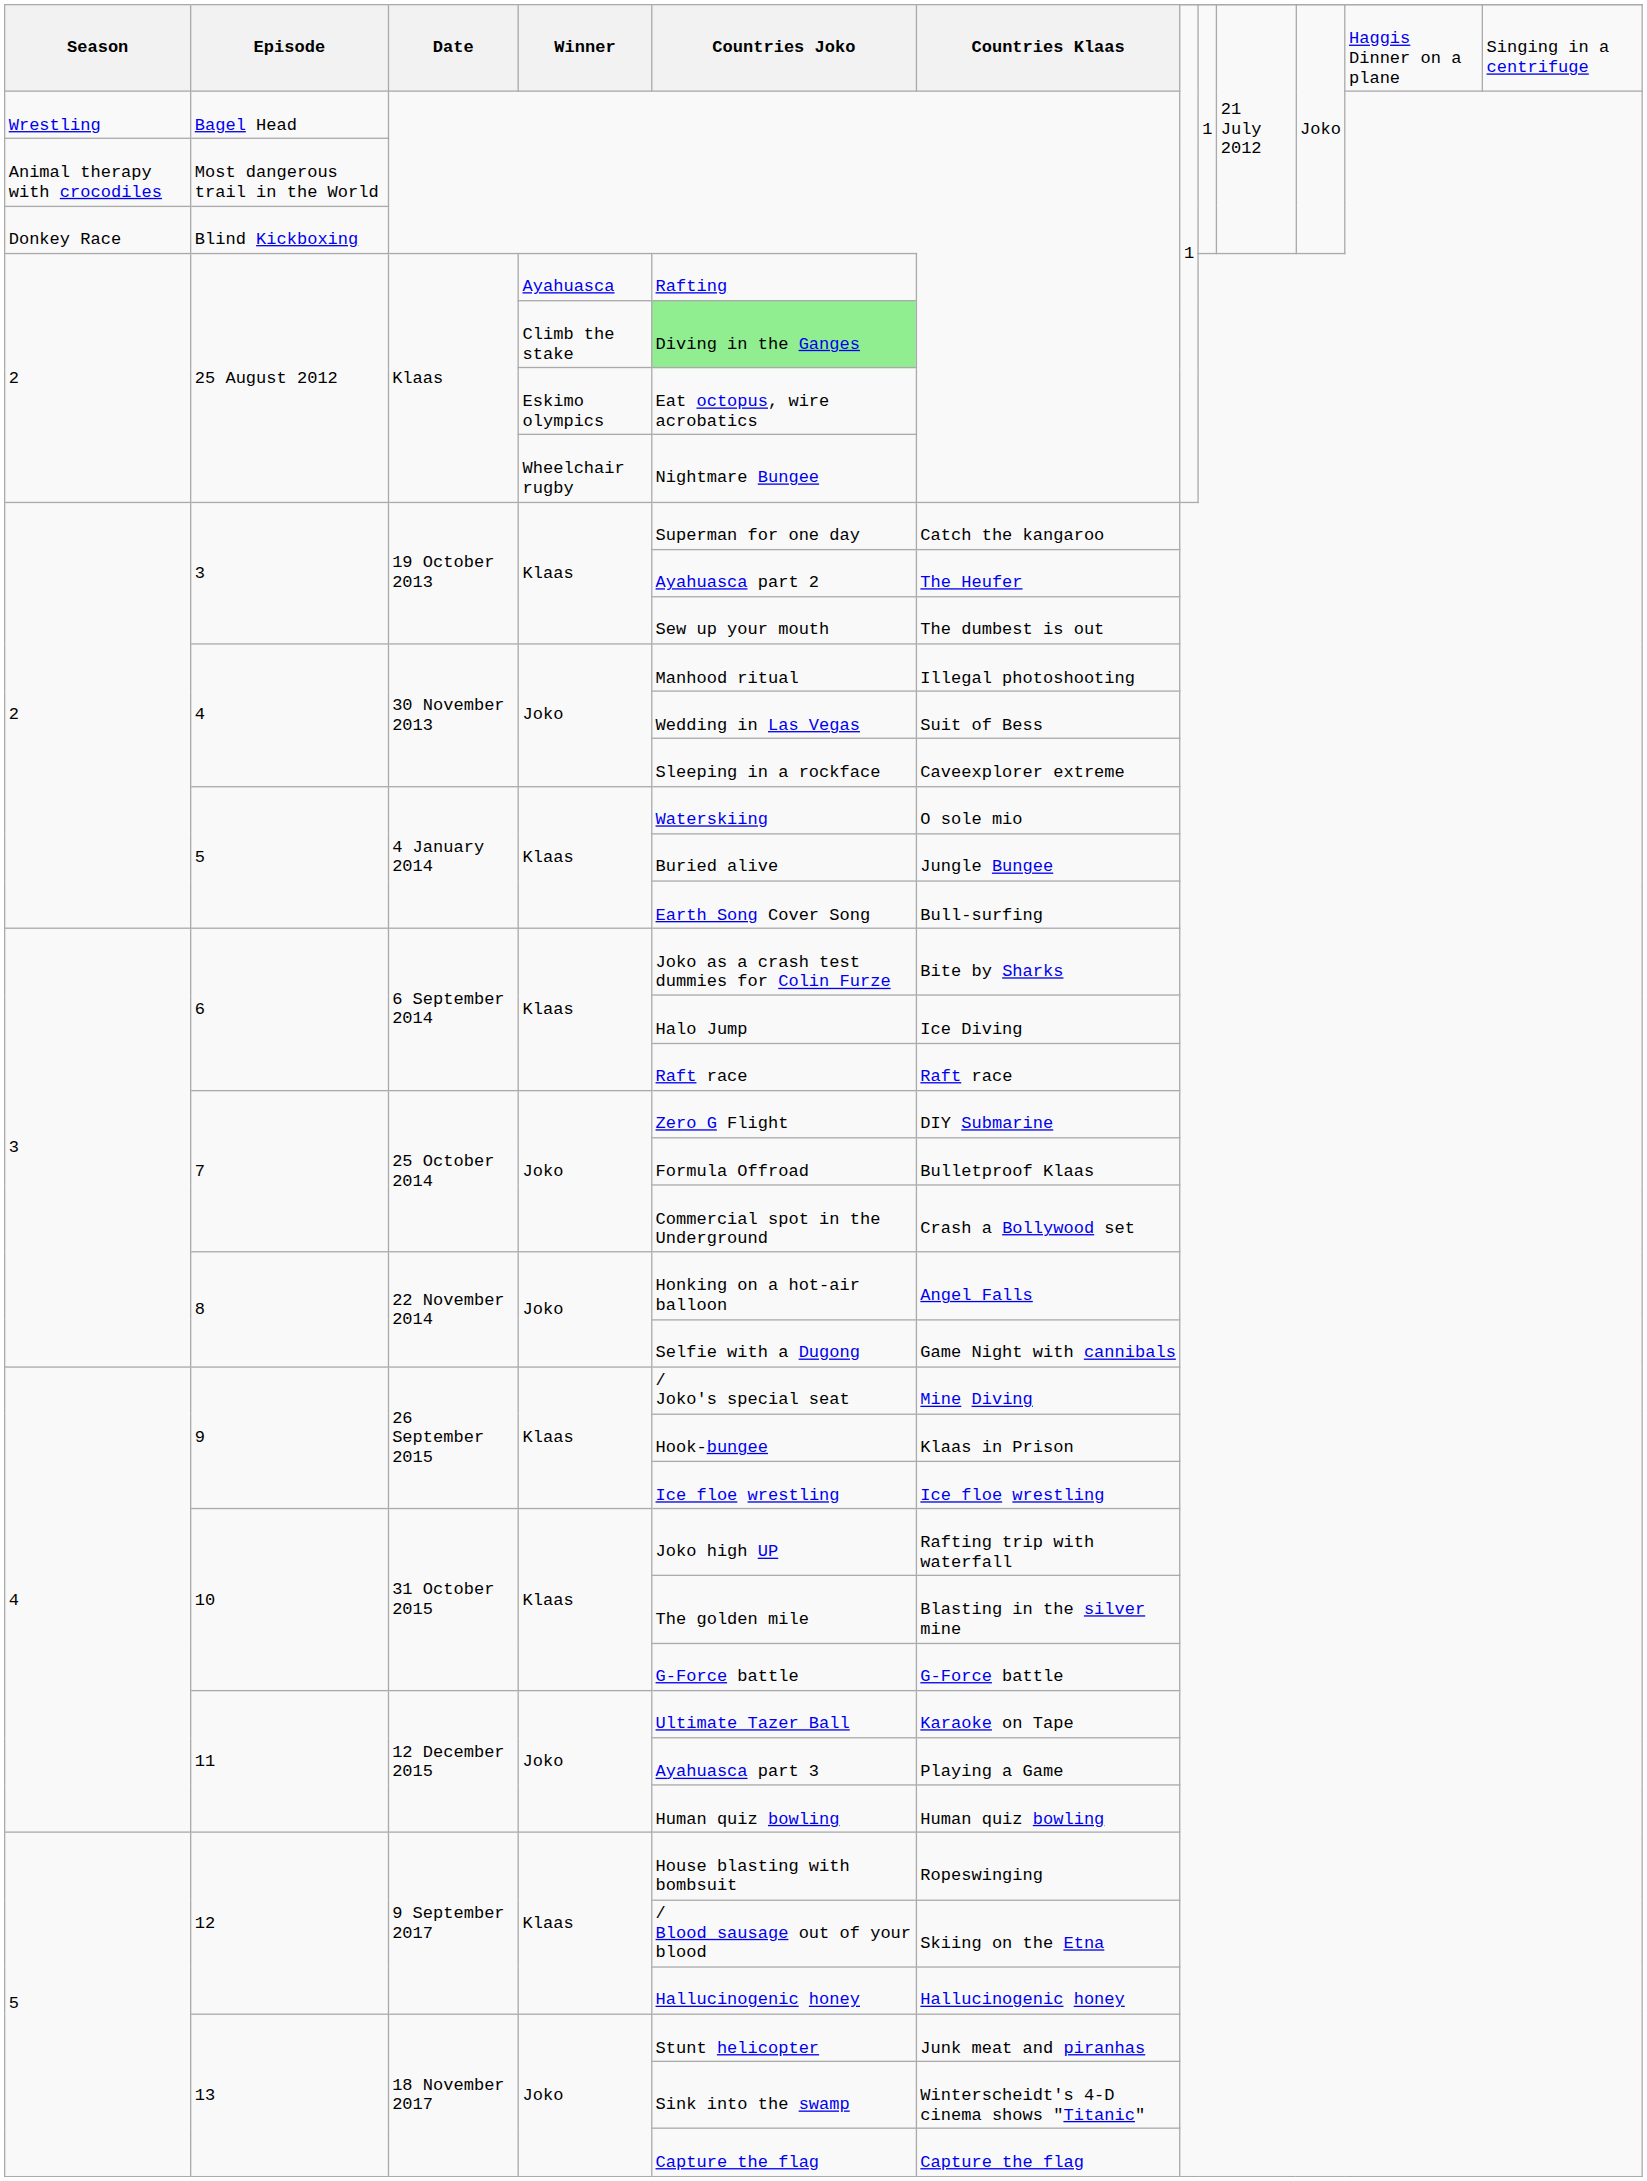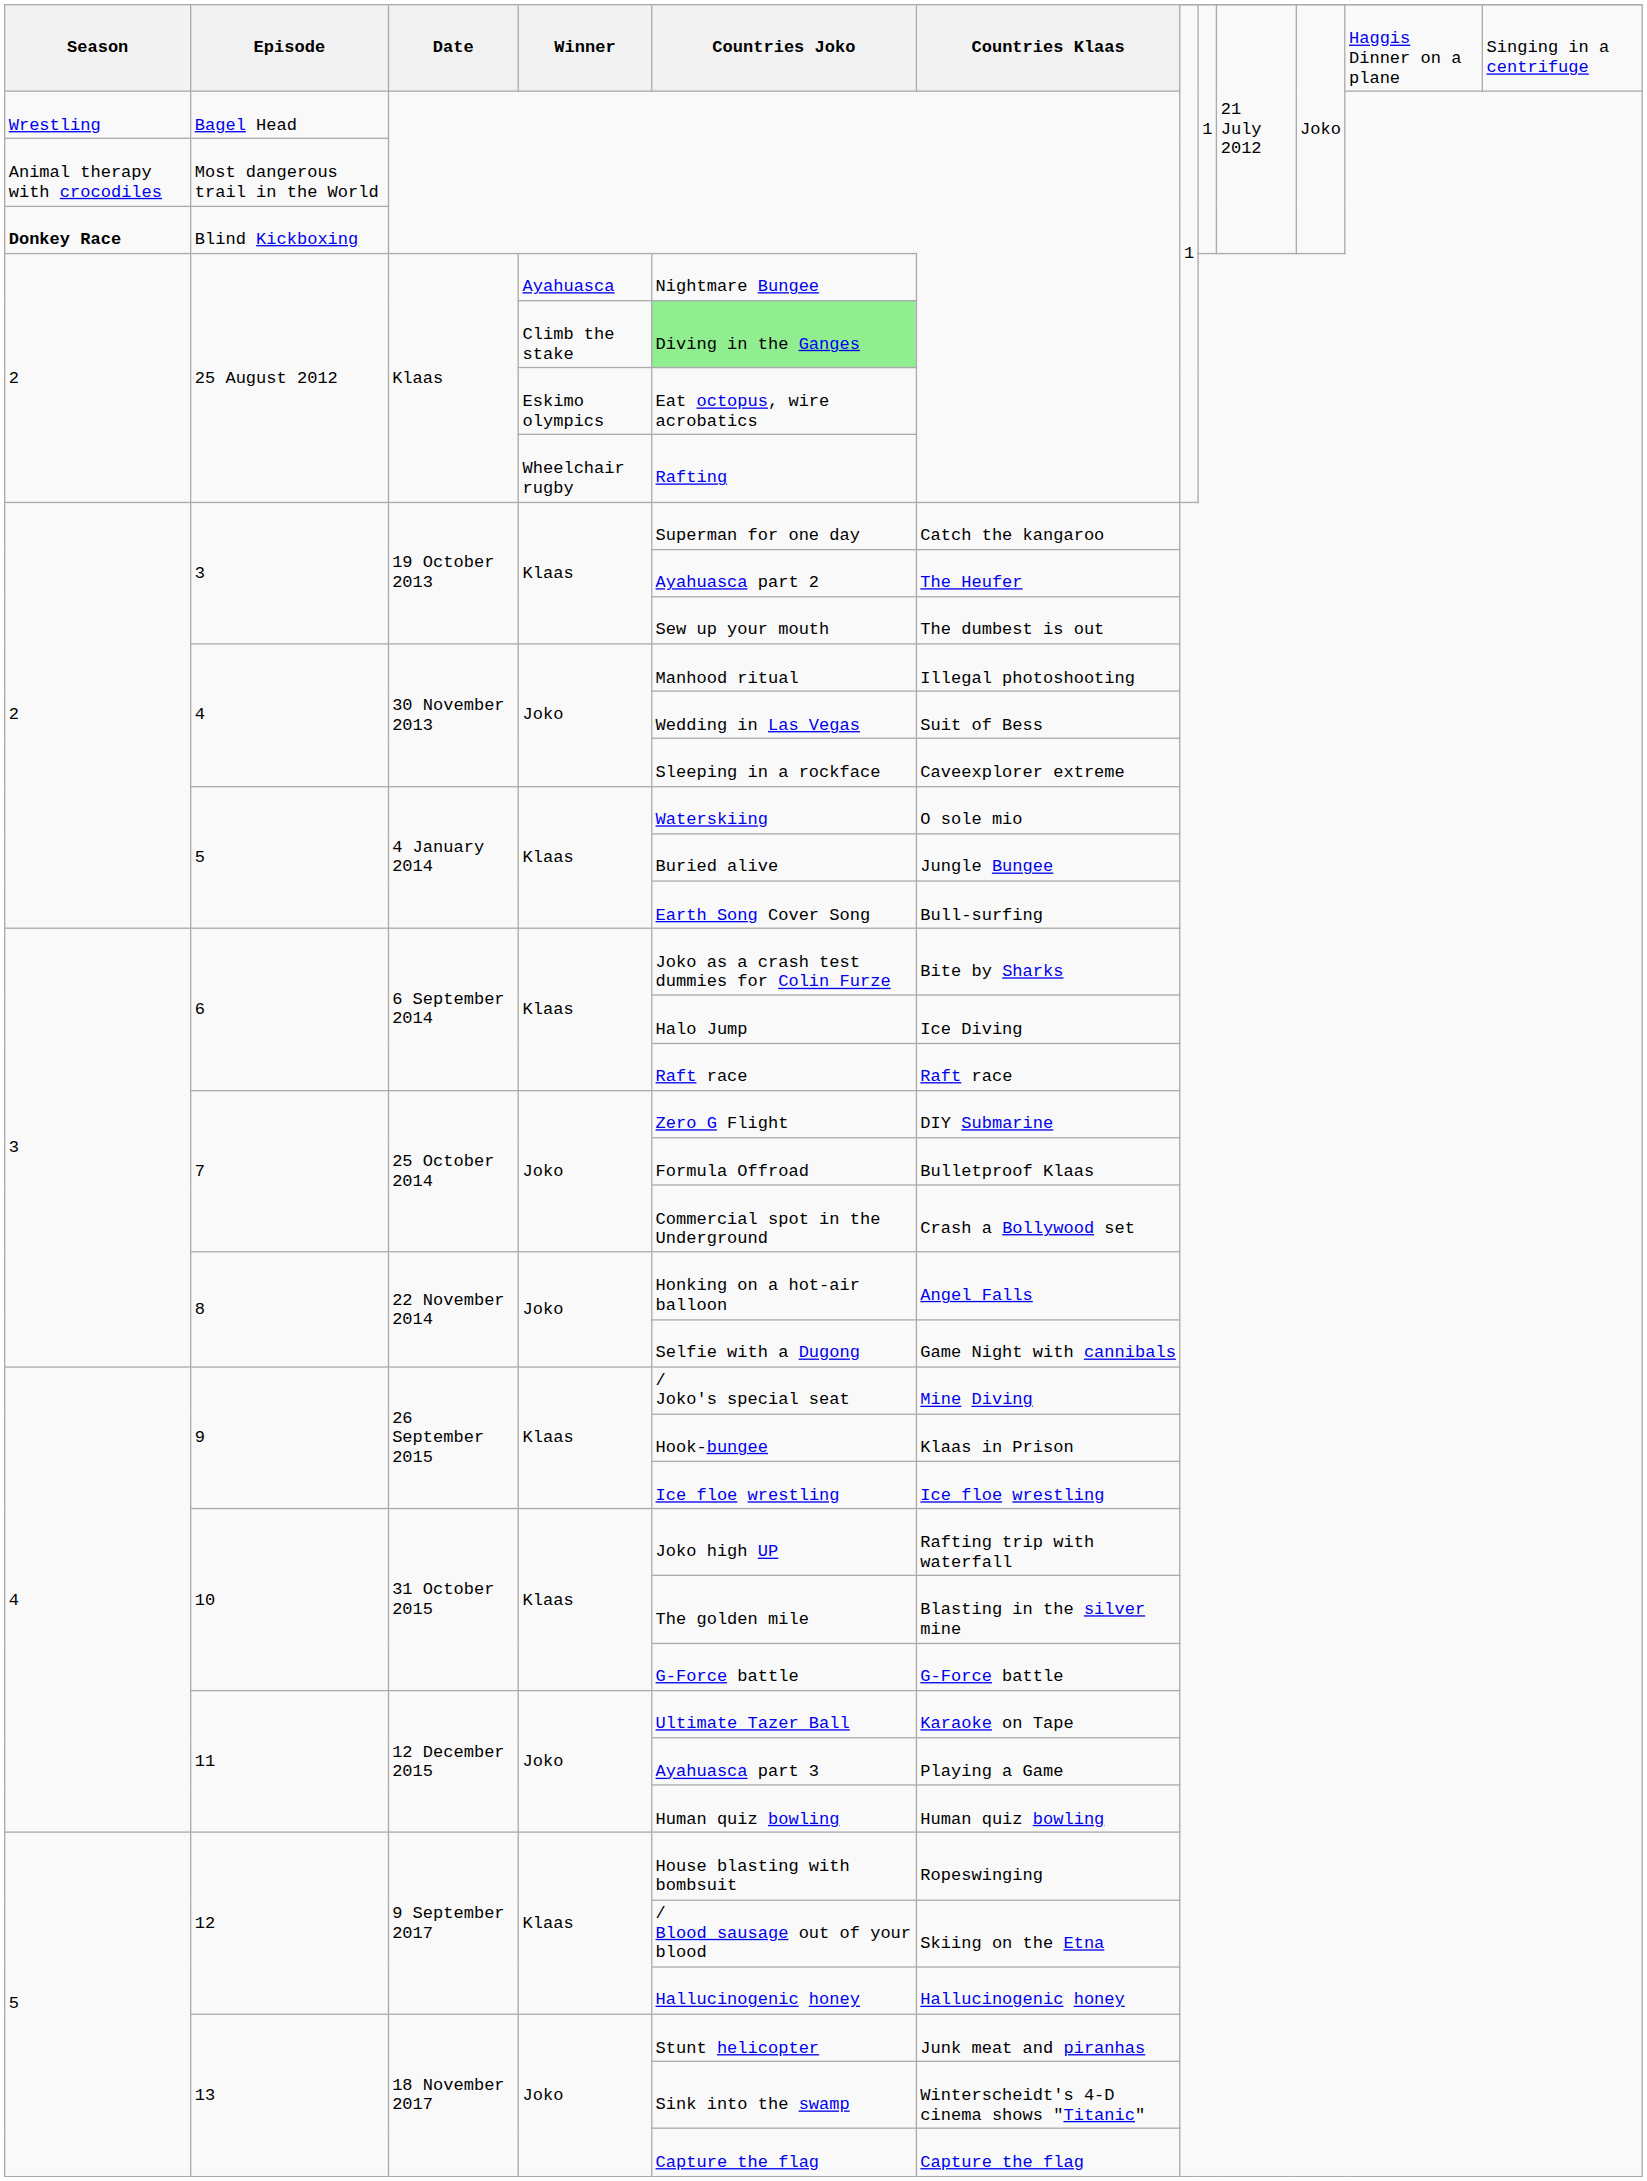(65, 239) normal -> (65, 239) bold
(691, 287) Rafting -> (737, 287) Nightmare Bungee
(737, 478) Nightmare Bungee -> (691, 478) Rafting
